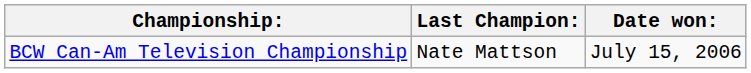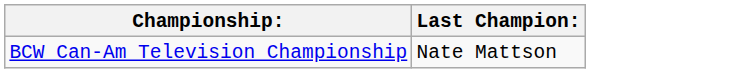- column: (666, 21)
